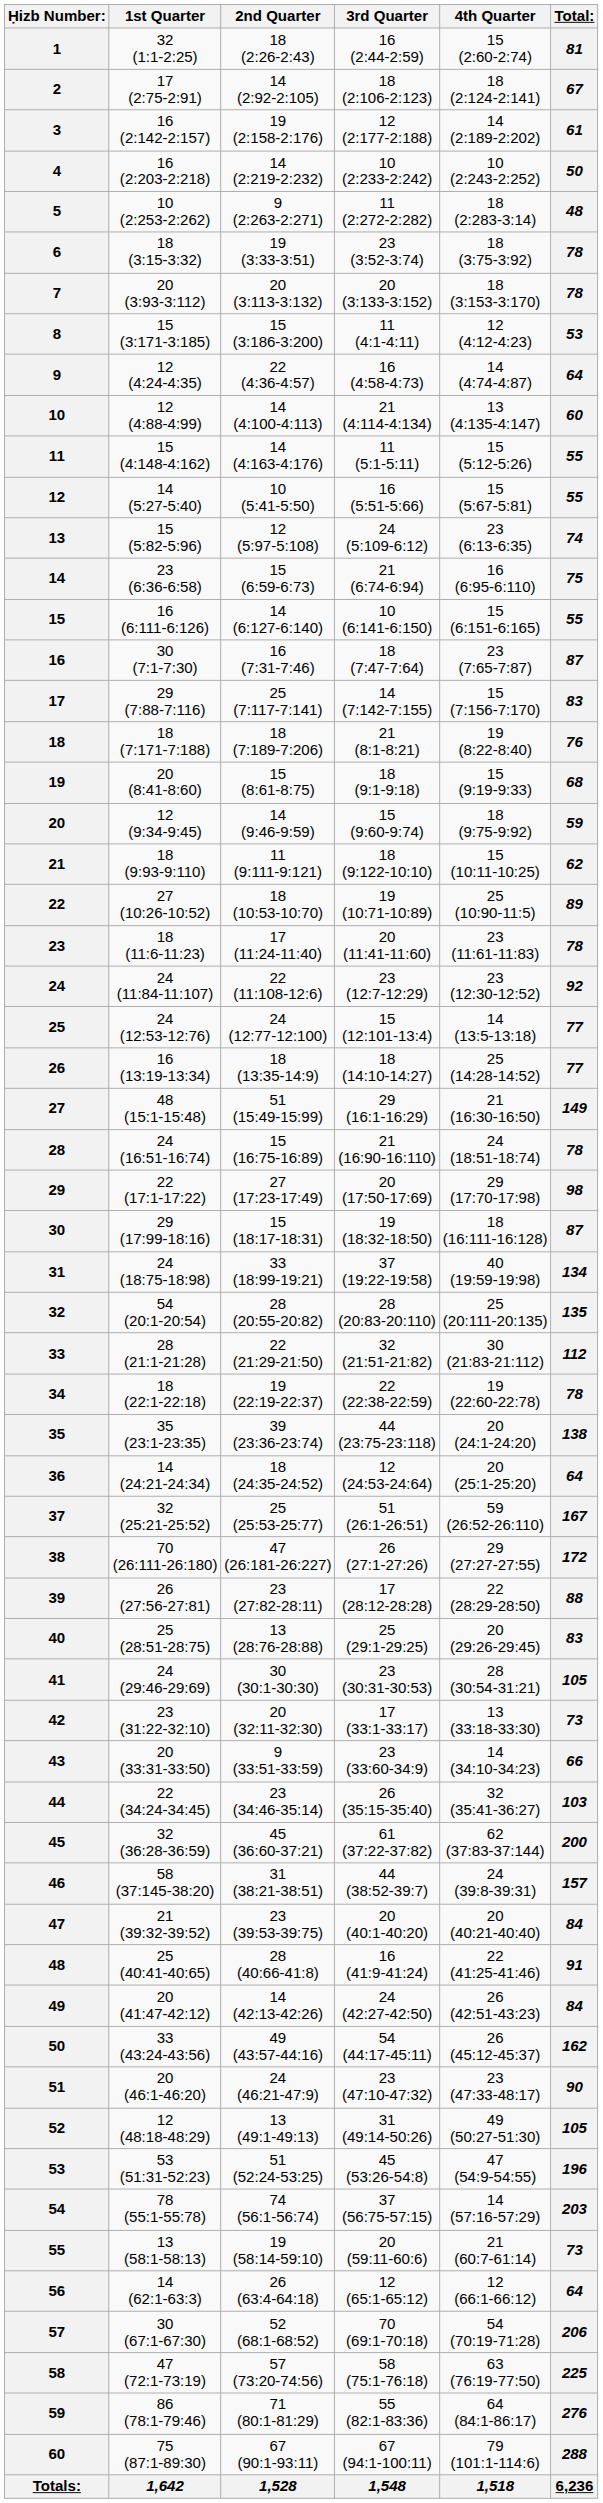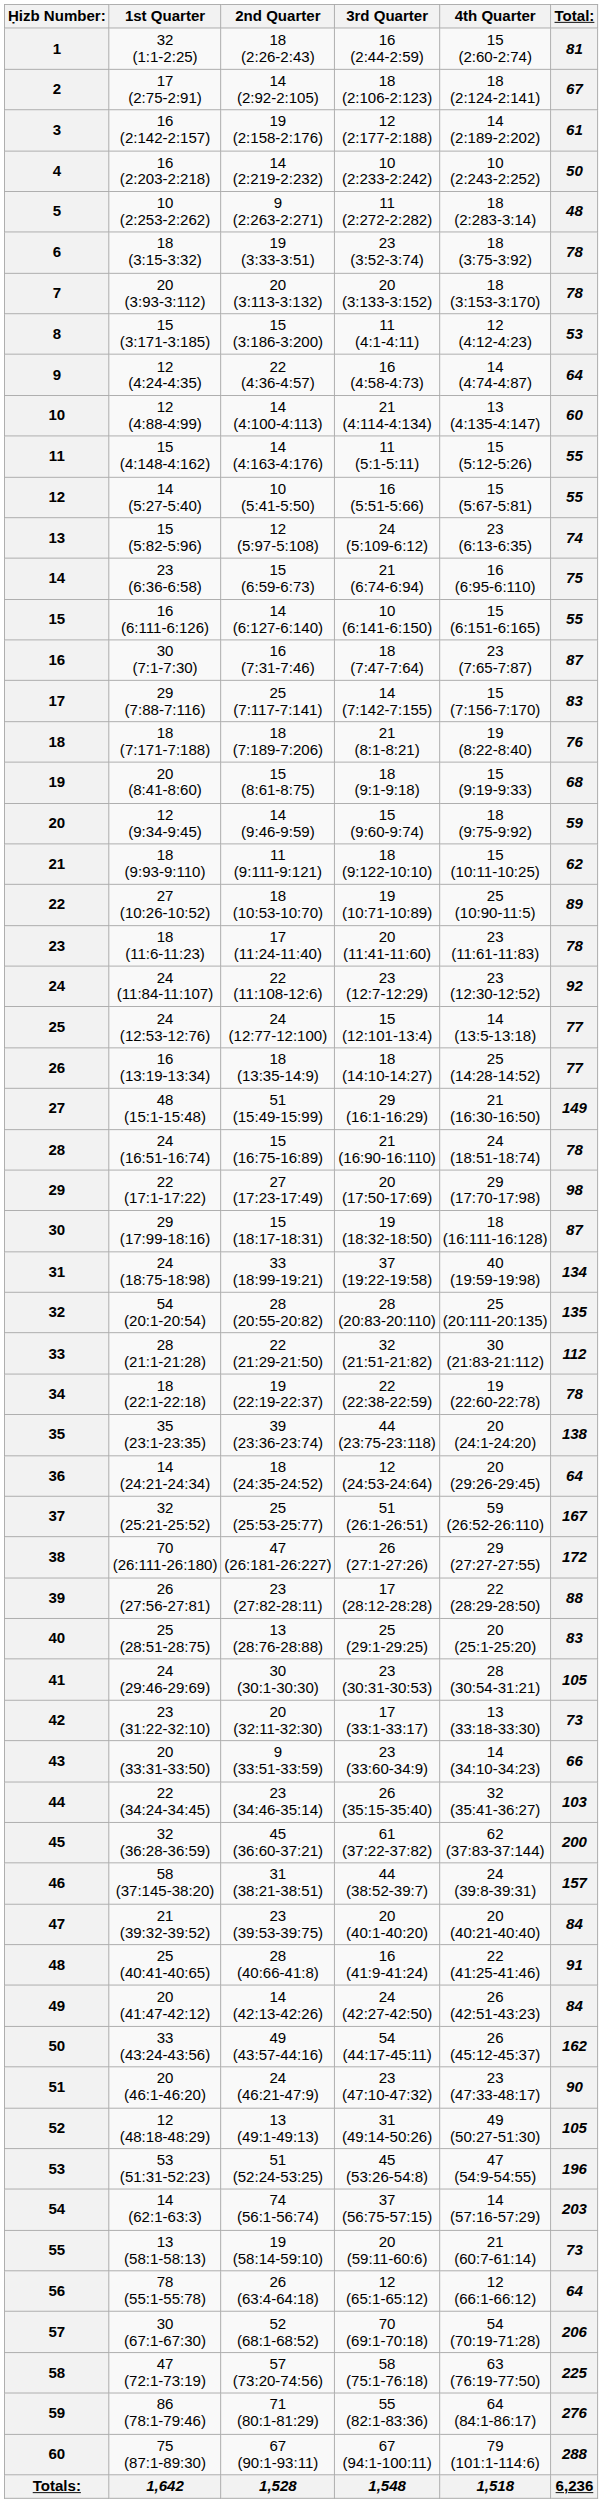(495, 1475) 20 (25:1-25:20) -> (495, 1475) 20 (29:26-29:45)
(495, 1638) 20 (29:26-29:45) -> (495, 1638) 20 (25:1-25:20)
(165, 2209) 78 (55:1-55:78) -> (165, 2209) 14 (62:1-63:3)
(165, 2291) 14 (62:1-63:3) -> (165, 2291) 78 (55:1-55:78)
